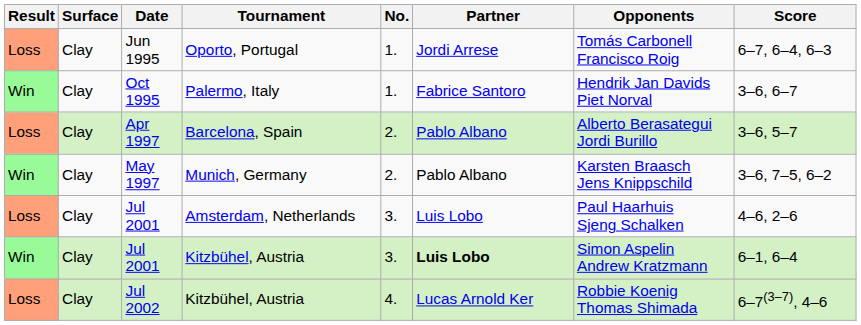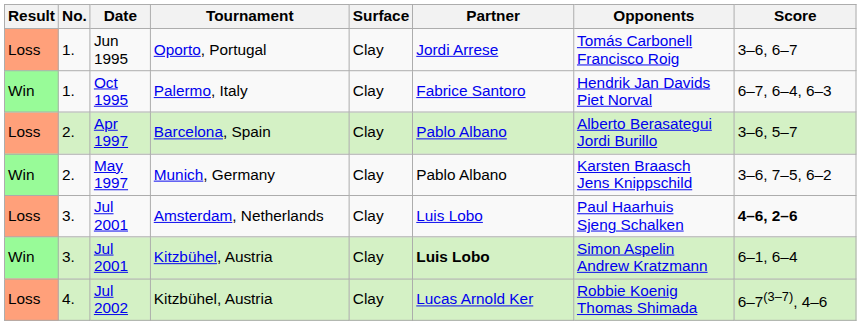columns swapped: (397, 16) <-> (90, 16)
(785, 49) 6–7, 6–4, 6–3 -> (768, 49) 3–6, 6–7
(768, 91) 3–6, 6–7 -> (785, 91) 6–7, 6–4, 6–3
(768, 216) normal -> (768, 216) bold
